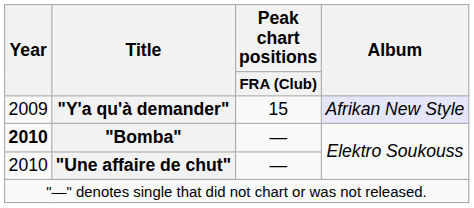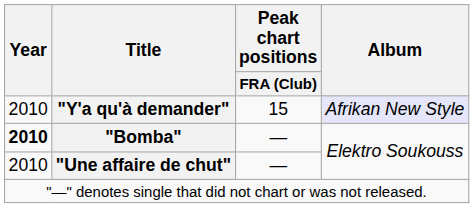(28, 109) 2009 -> (28, 109) 2010
